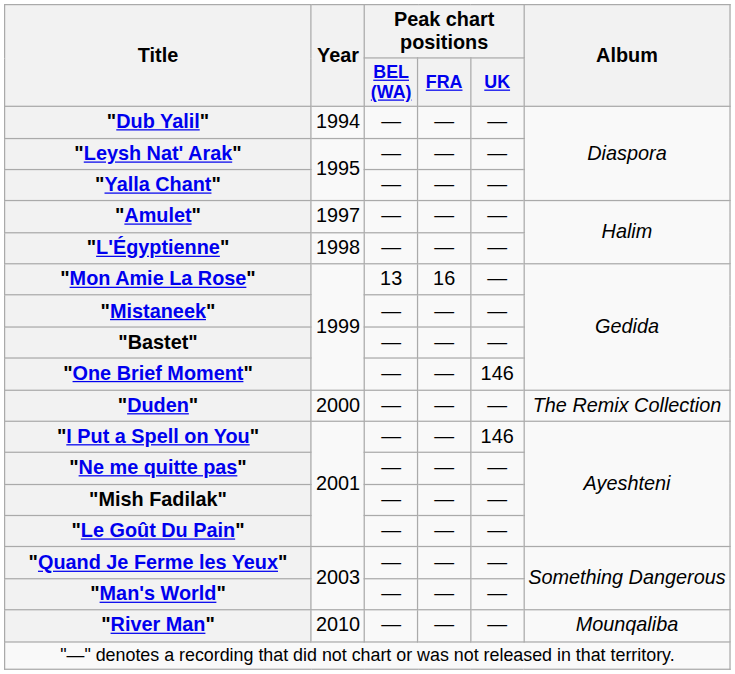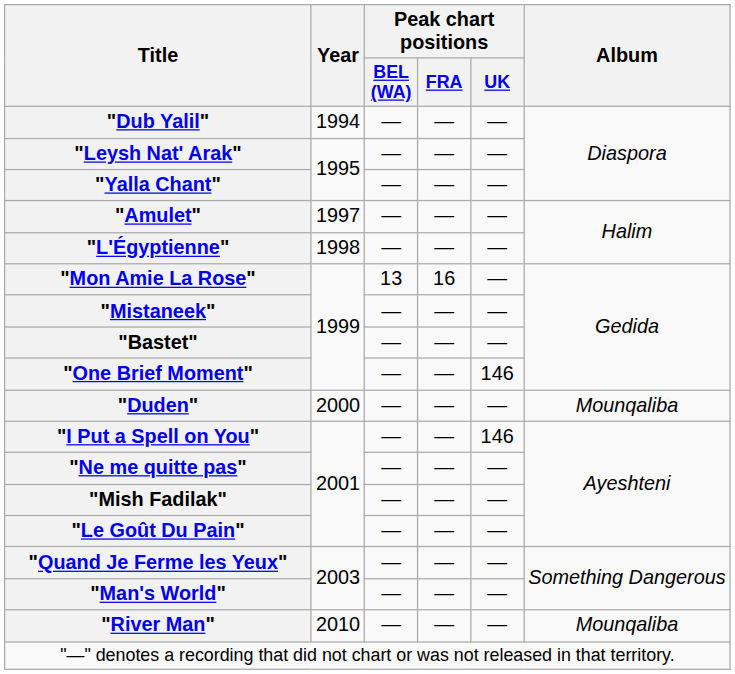(627, 405) The Remix Collection -> (627, 405) Mounqaliba
